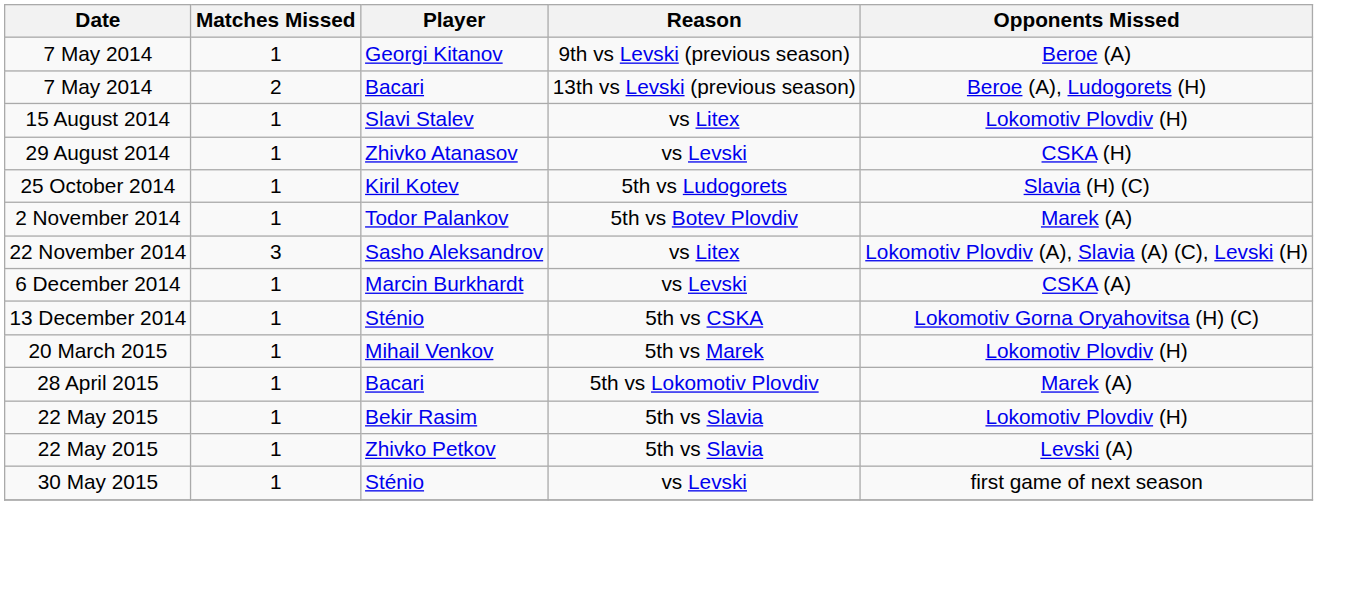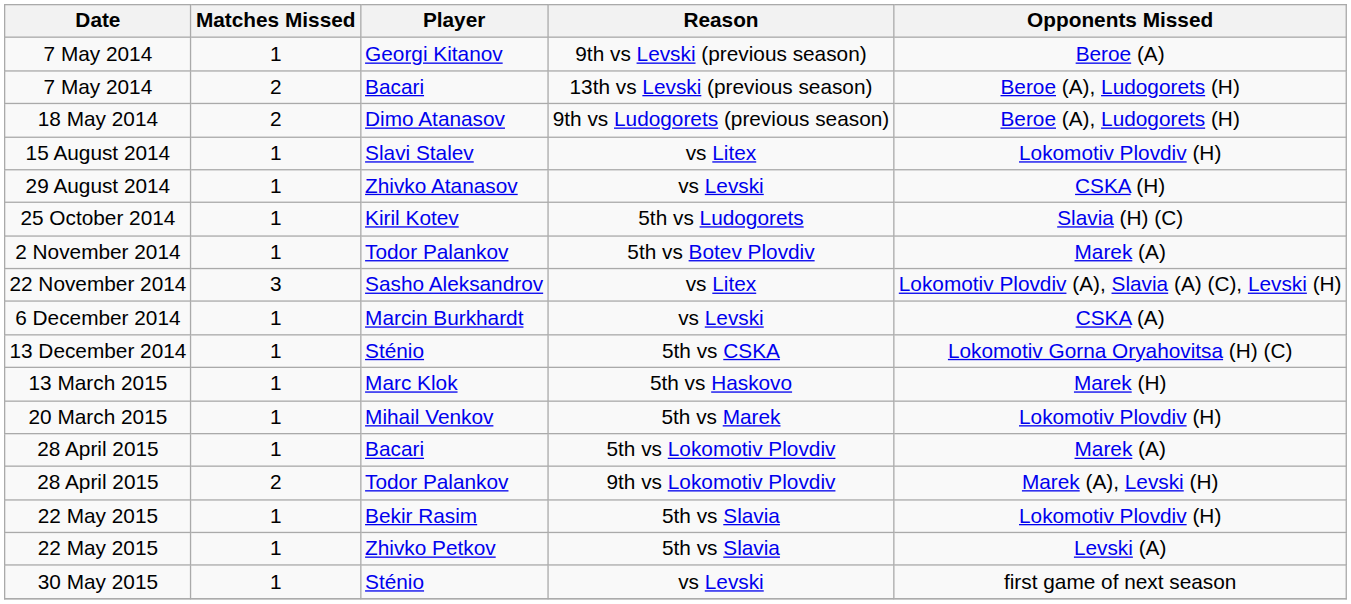+ row: (98, 119)
+ row: (98, 383)
+ row: (98, 482)
